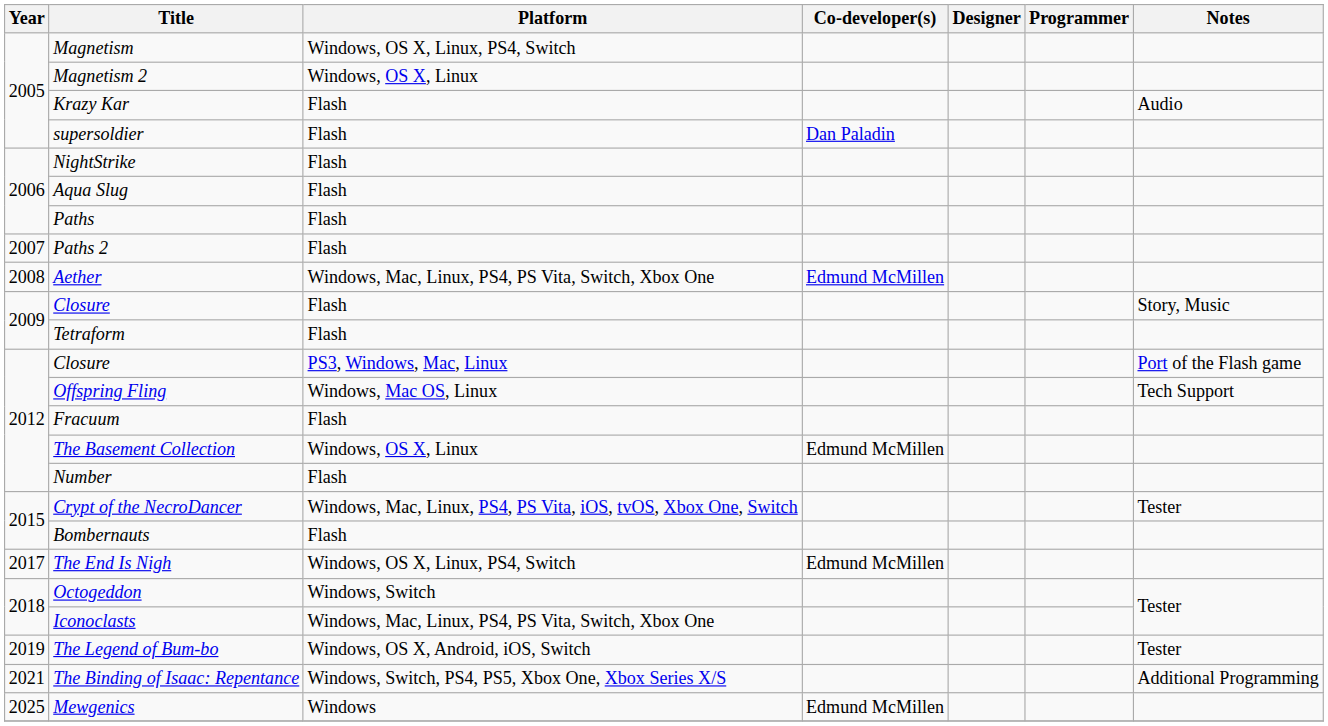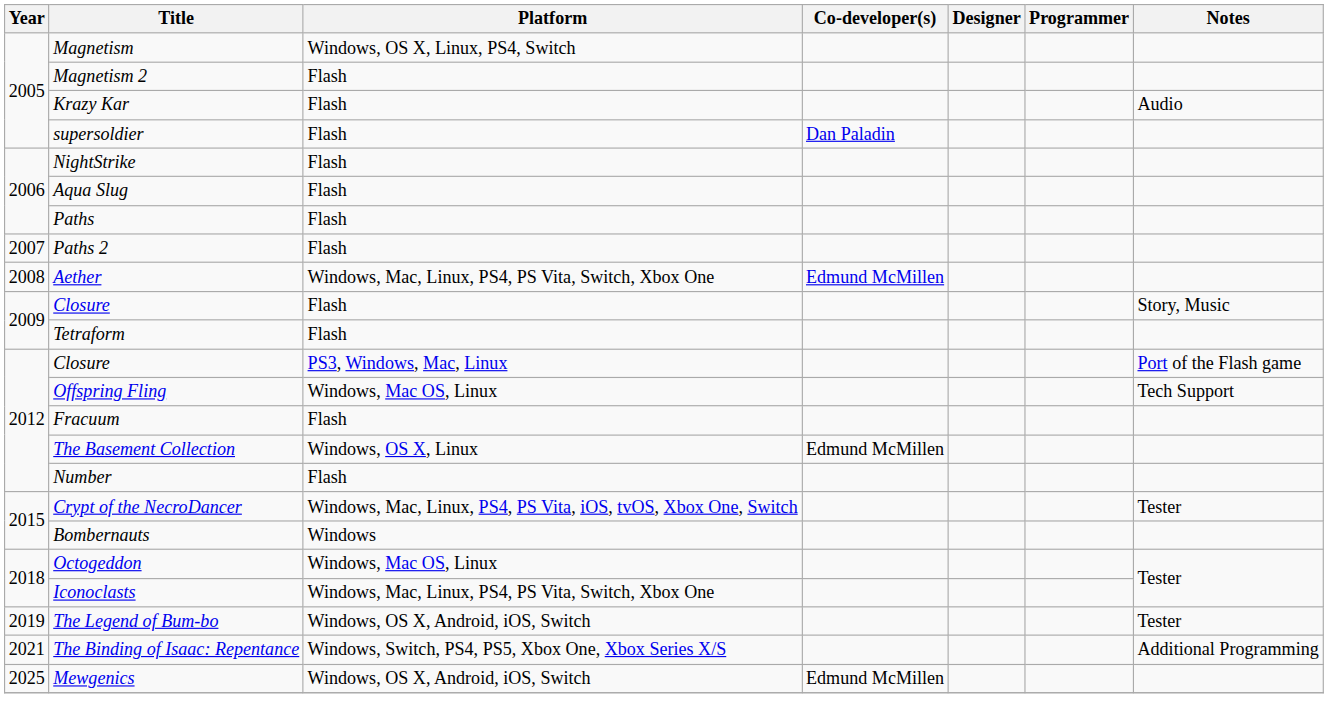(393, 76) Windows, OS X, Linux -> (327, 76) Flash
(327, 534) Flash -> (342, 534) Windows
- row: (27, 563)
(372, 592) Windows, Switch -> (402, 563) Windows, Mac OS, Linux
(342, 707) Windows -> (449, 678) Windows, OS X, Android, iOS, Switch
